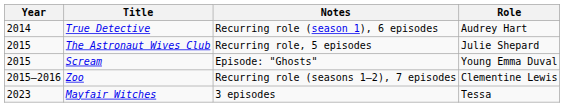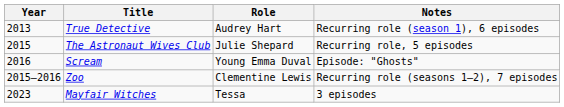columns swapped: (509, 13) <-> (336, 13)
(19, 29) 2014 -> (19, 29) 2013
(19, 61) 2015 -> (19, 61) 2016
